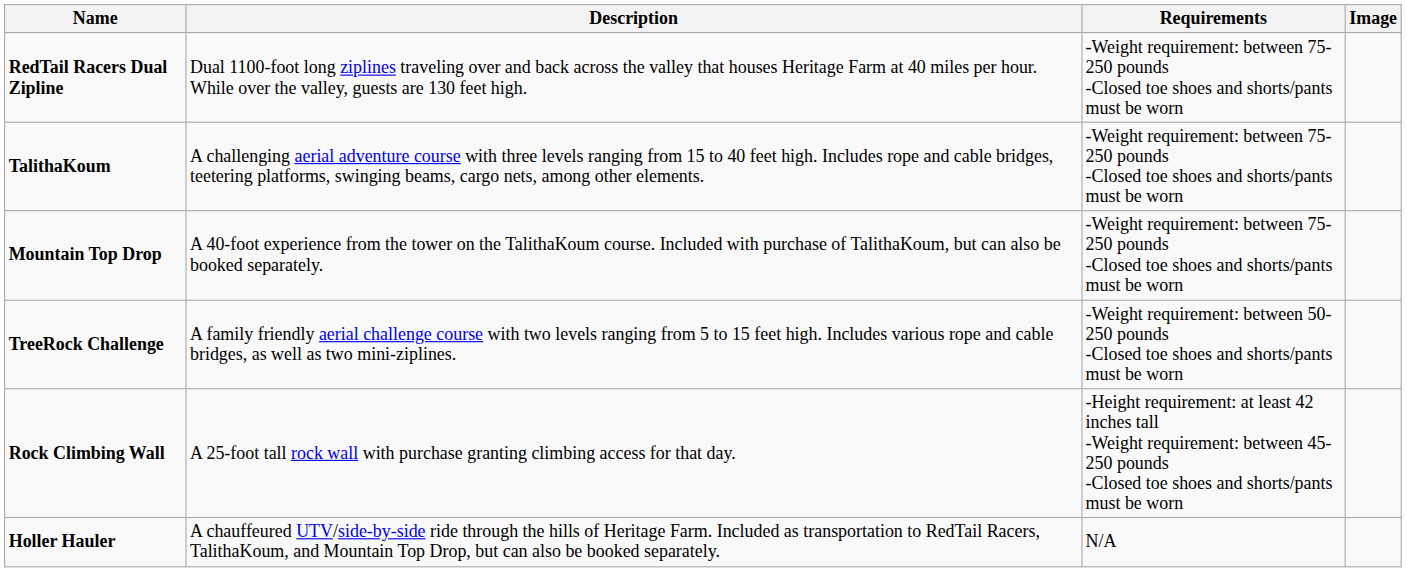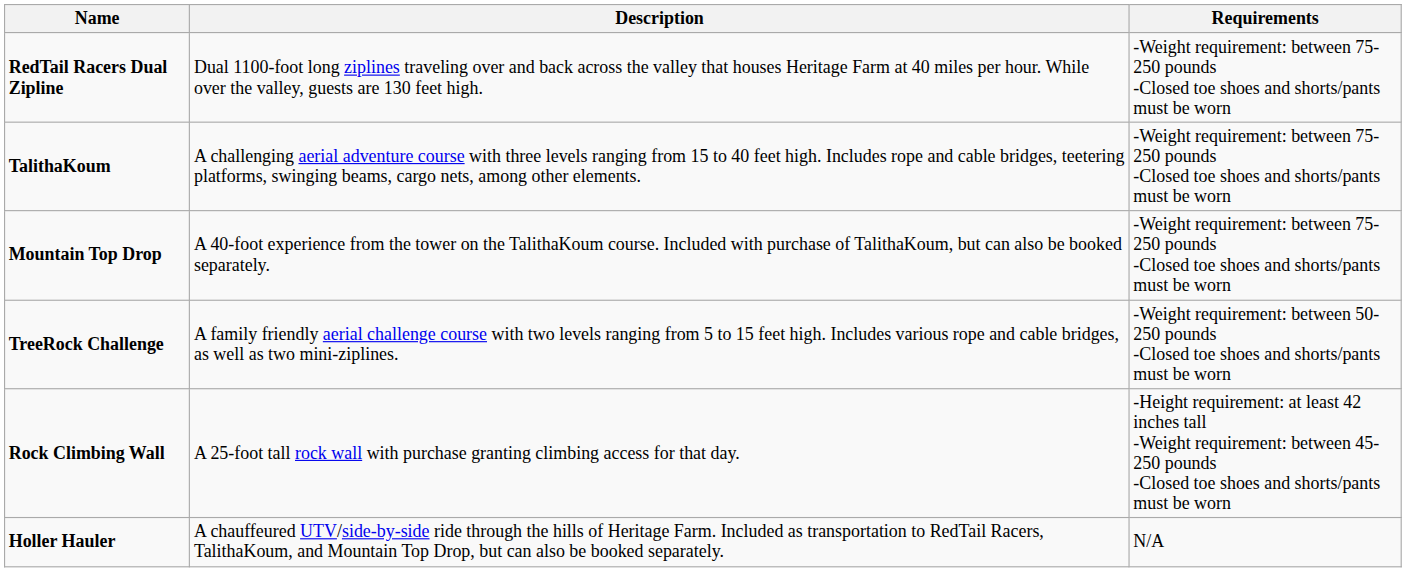- column: (1373, 18)
